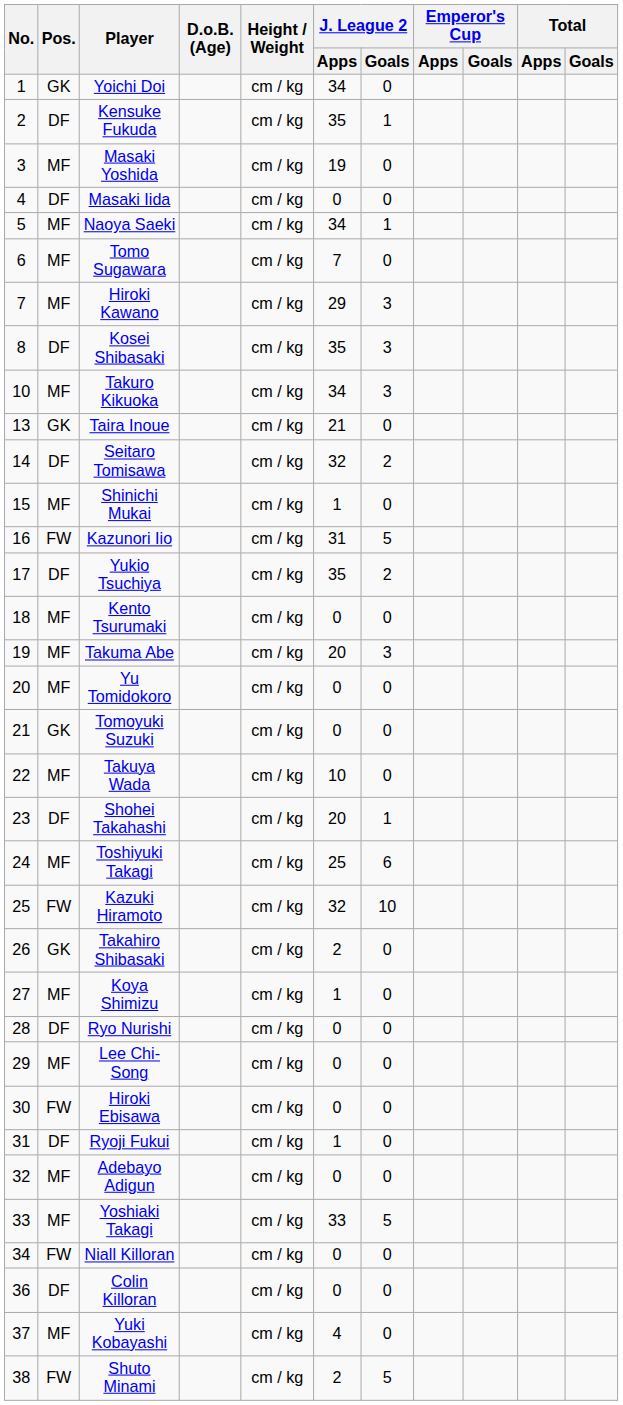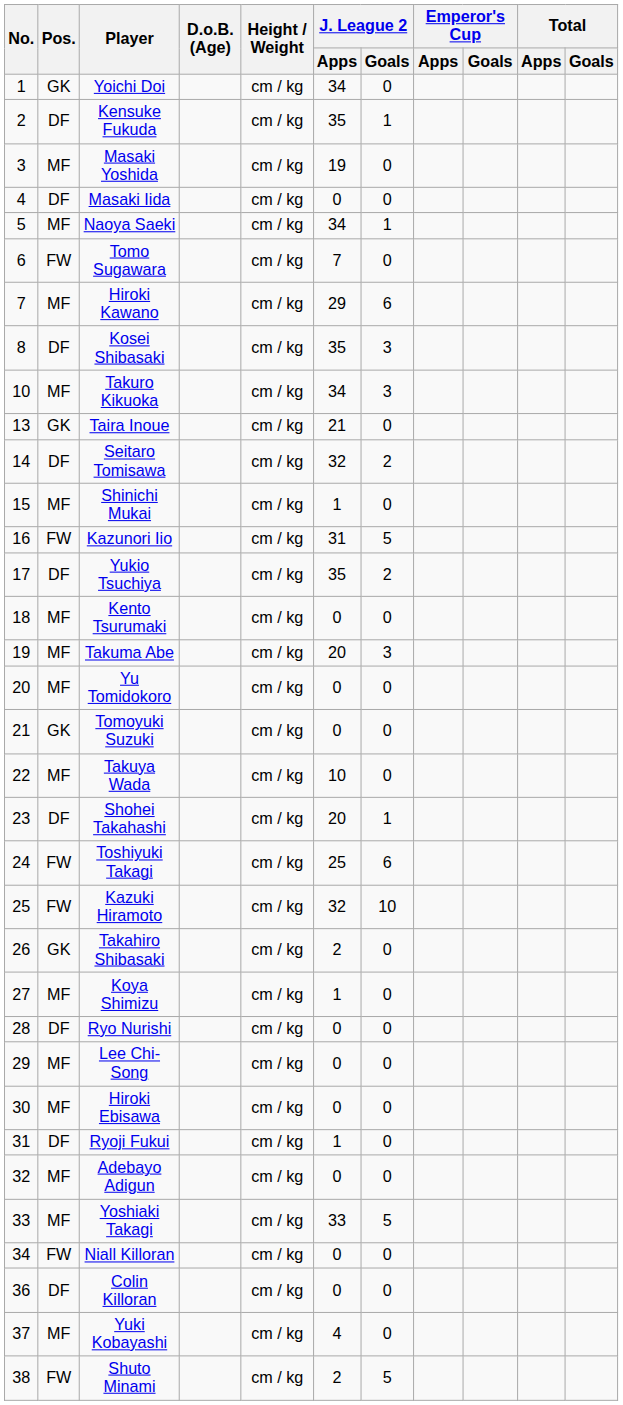(59, 260) MF -> (59, 260) FW
(387, 304) 3 -> (387, 304) 6
(59, 862) MF -> (59, 862) FW
(59, 1107) FW -> (59, 1107) MF
